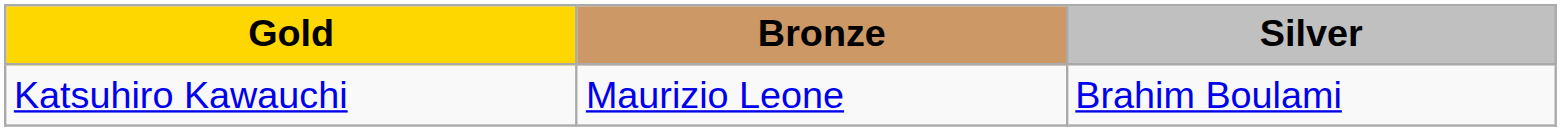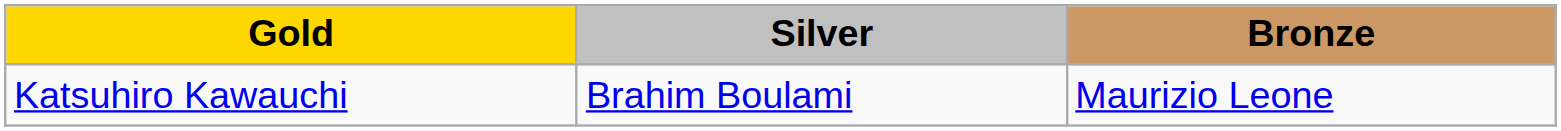columns swapped: (1311, 34) <-> (822, 34)
